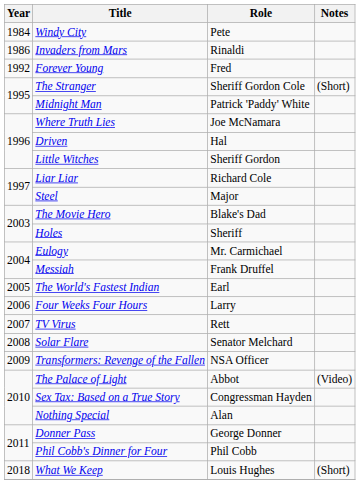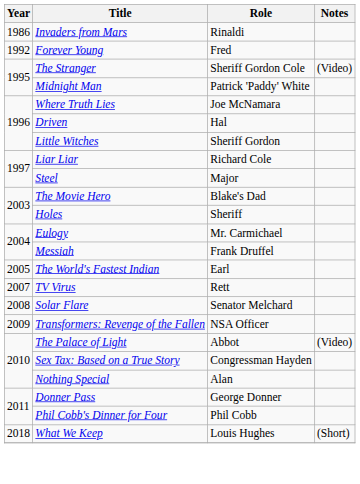- row: (61, 31)
(333, 86) (Short) -> (335, 68) (Video)
- row: (91, 305)
